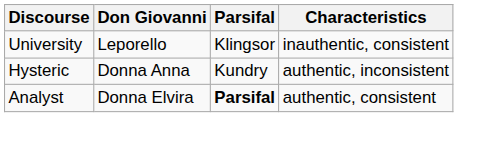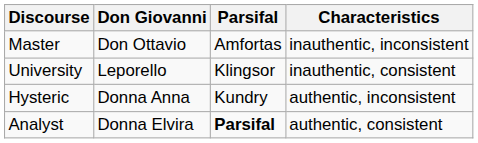+ row: (34, 44)
